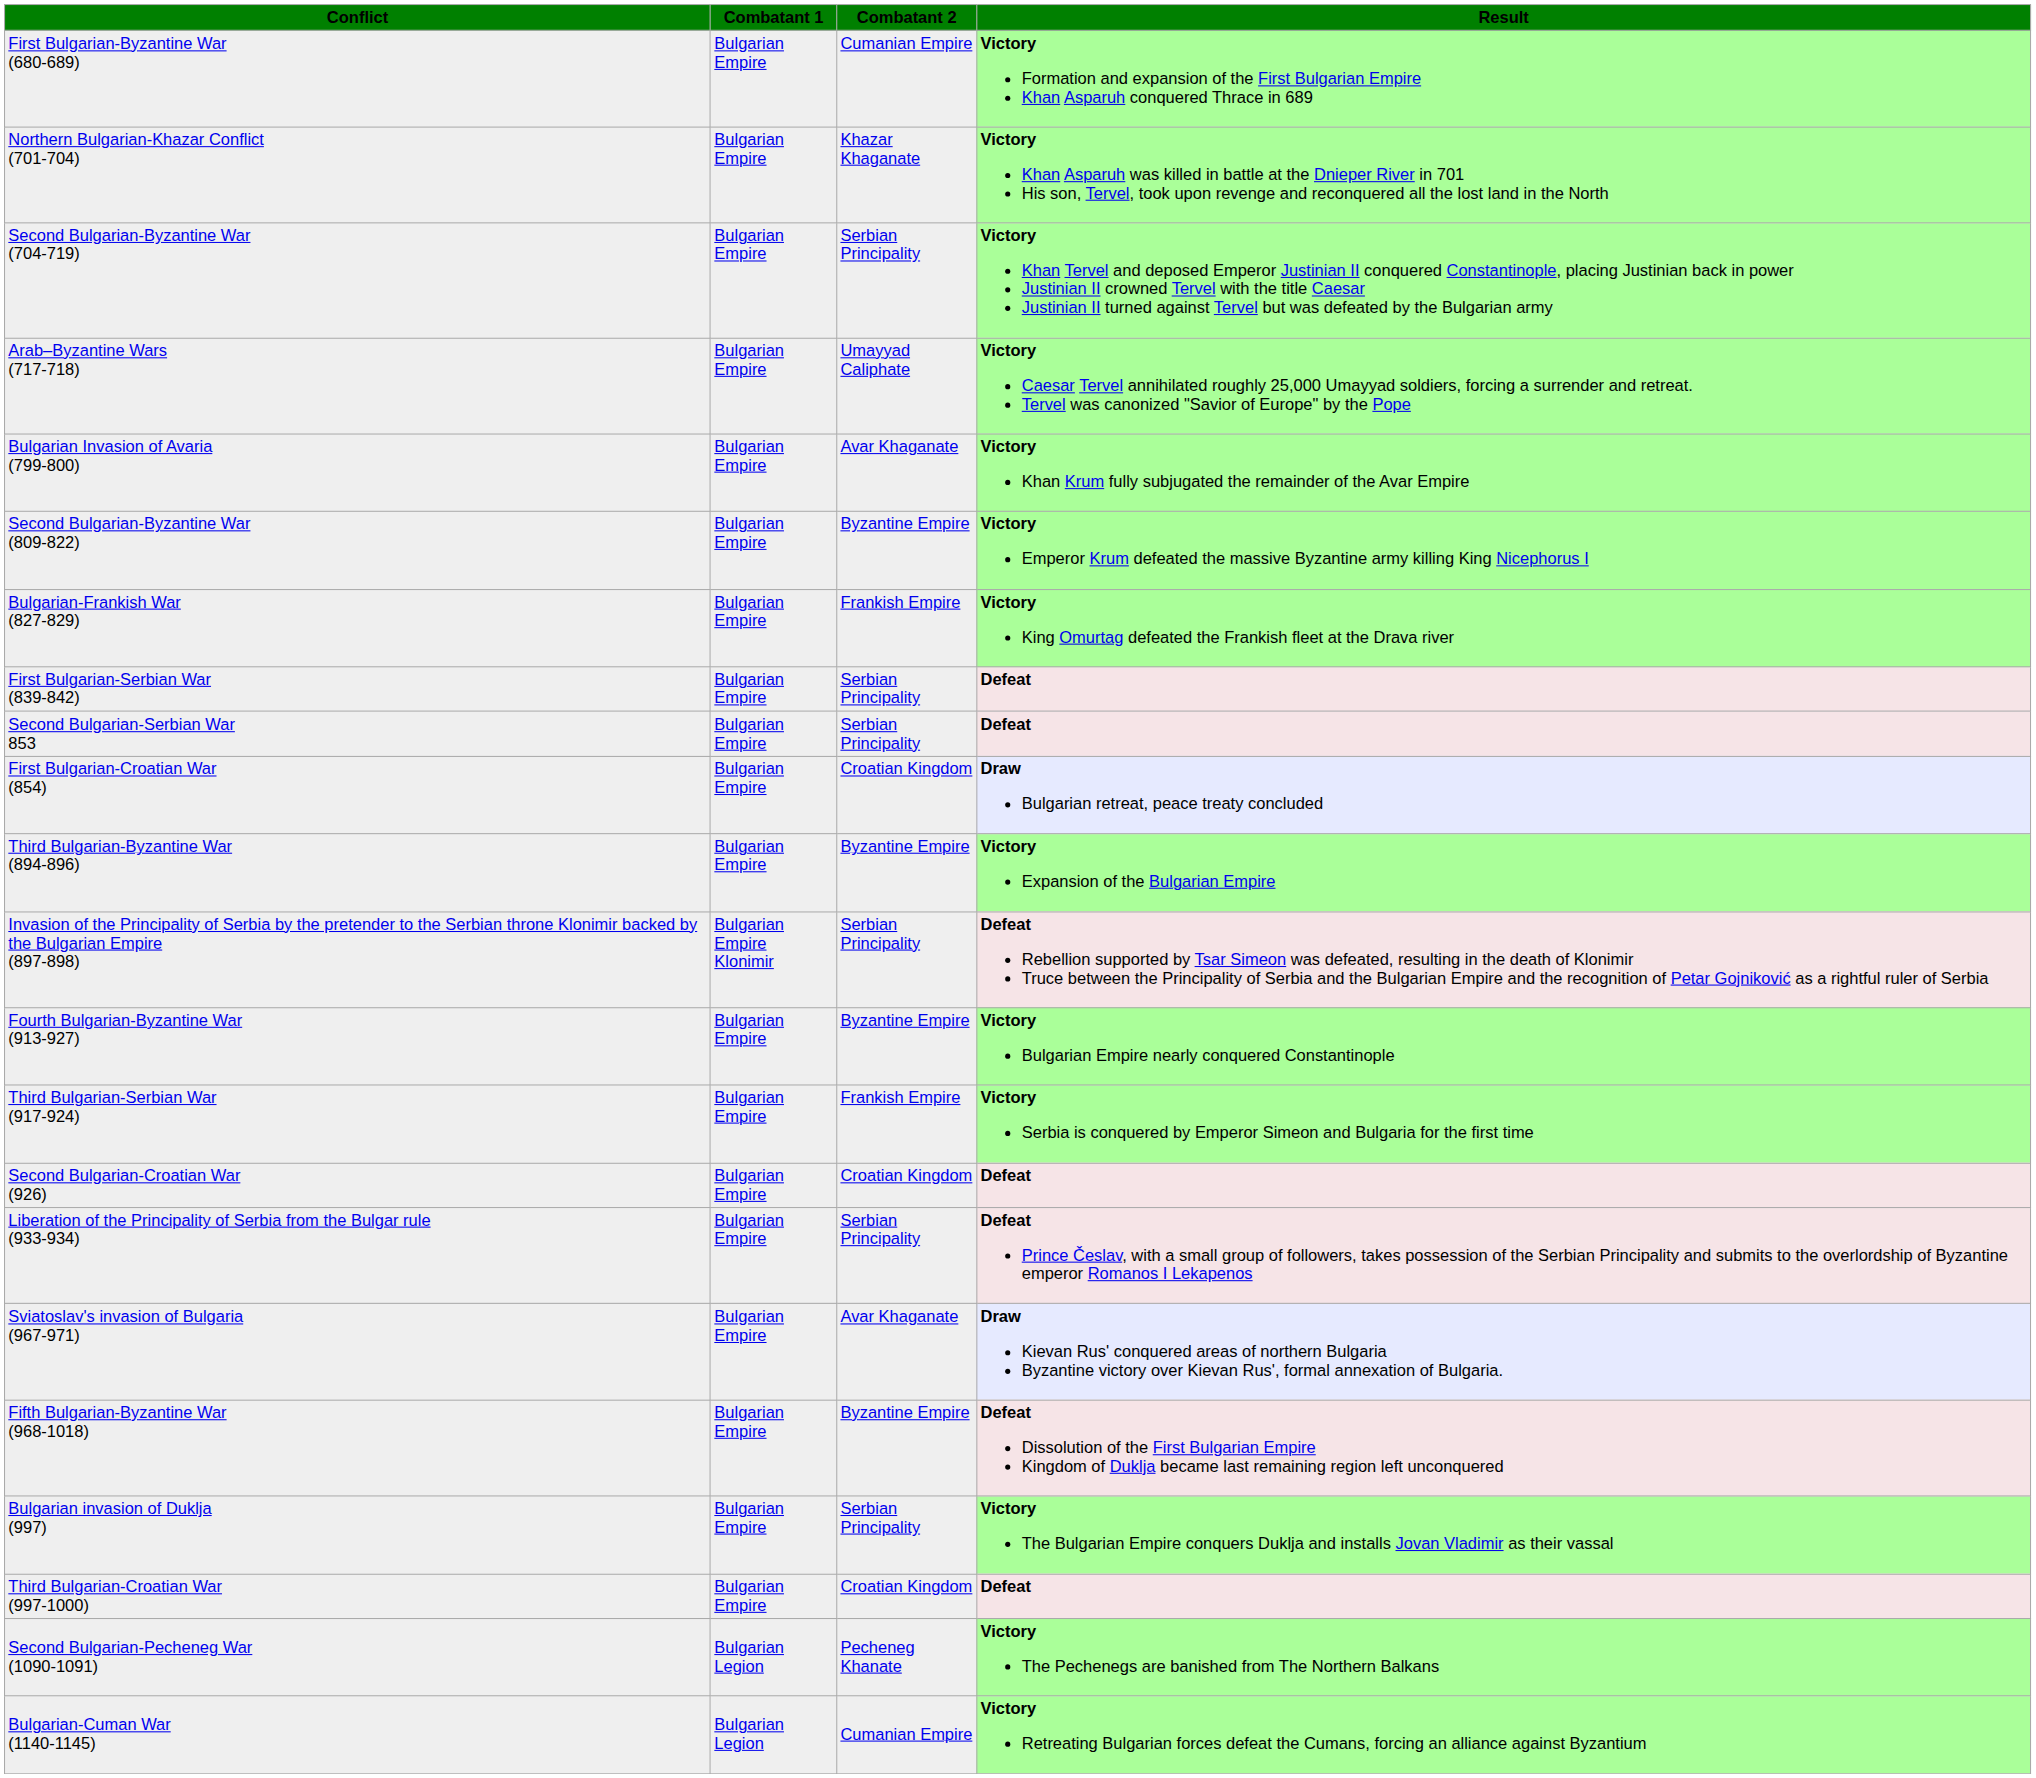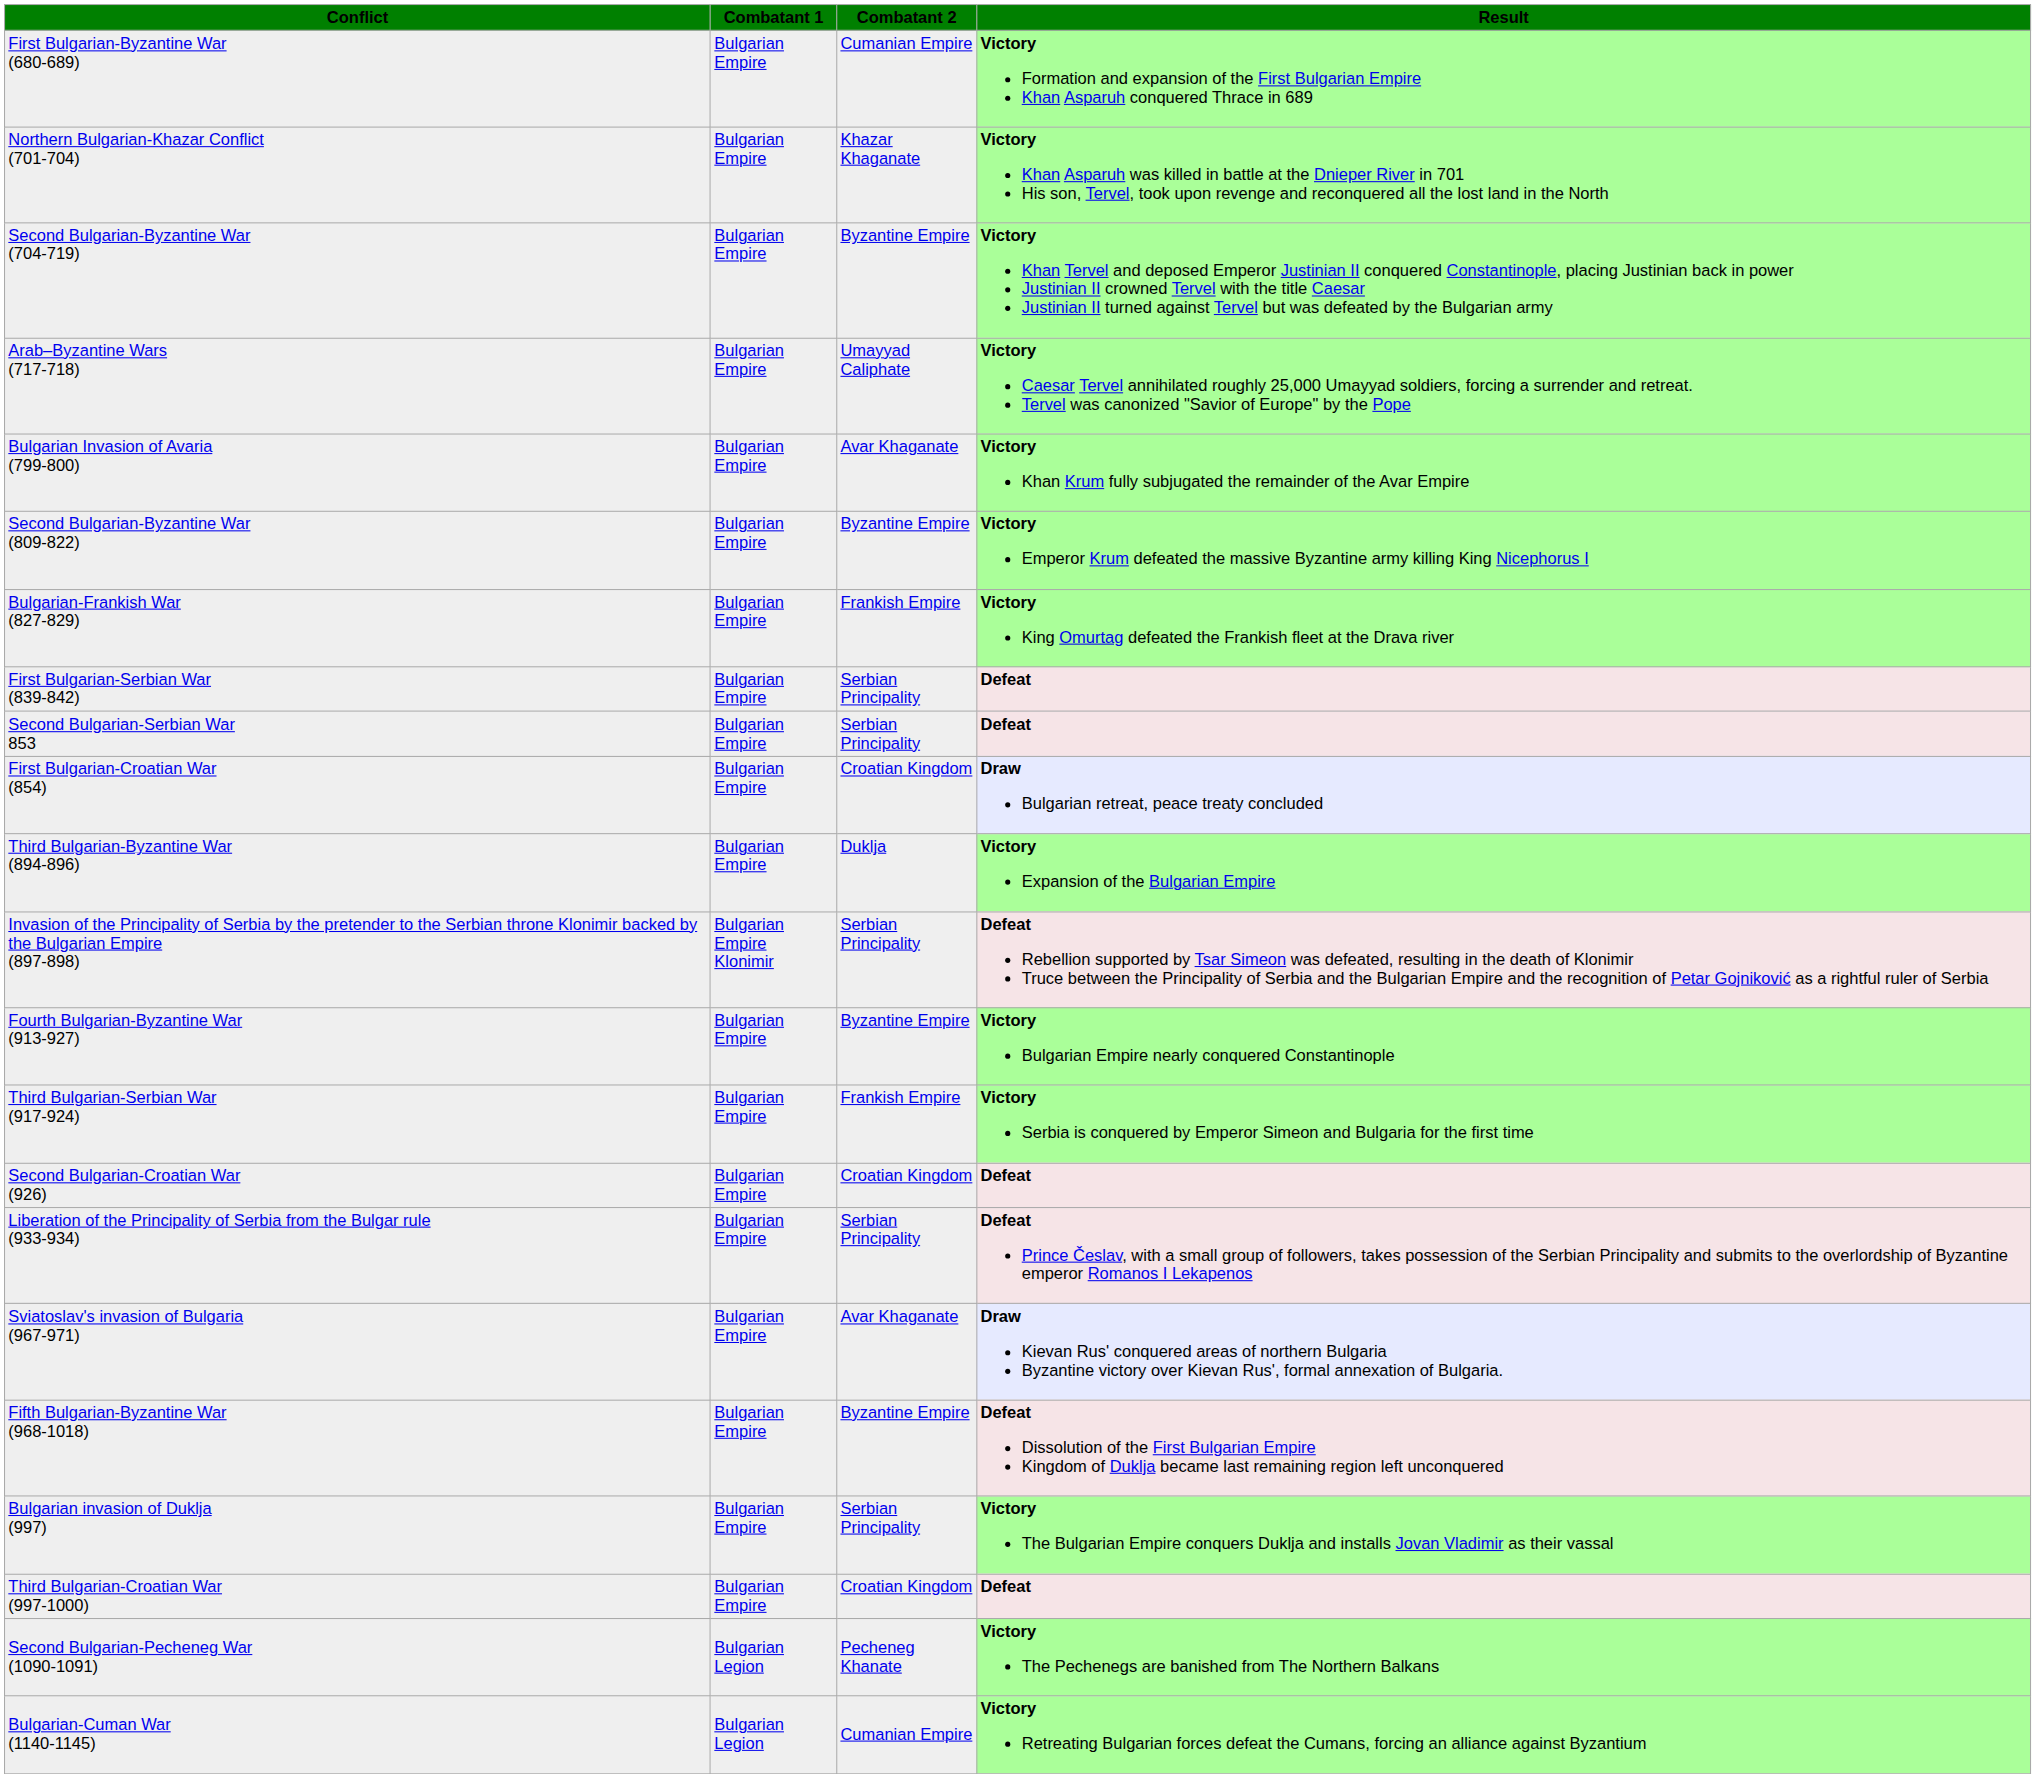(880, 245) Serbian Principality -> (905, 236) Byzantine Empire
(905, 846) Byzantine Empire -> (863, 846) Duklja
